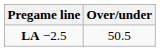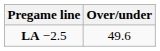(119, 35) 50.5 -> (119, 35) 49.6
